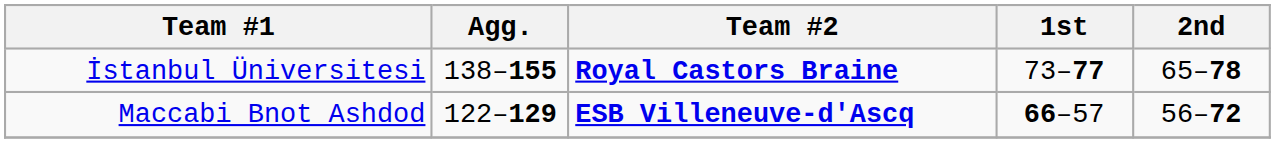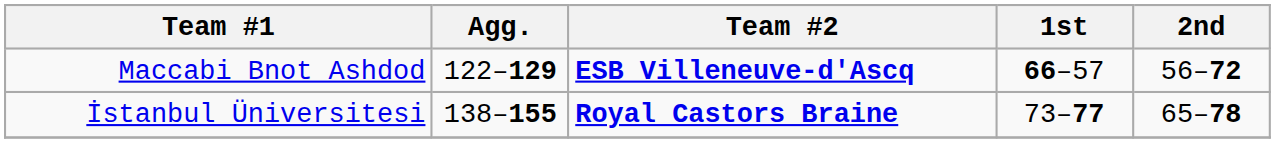rows swapped: (256, 71) <-> (272, 115)
